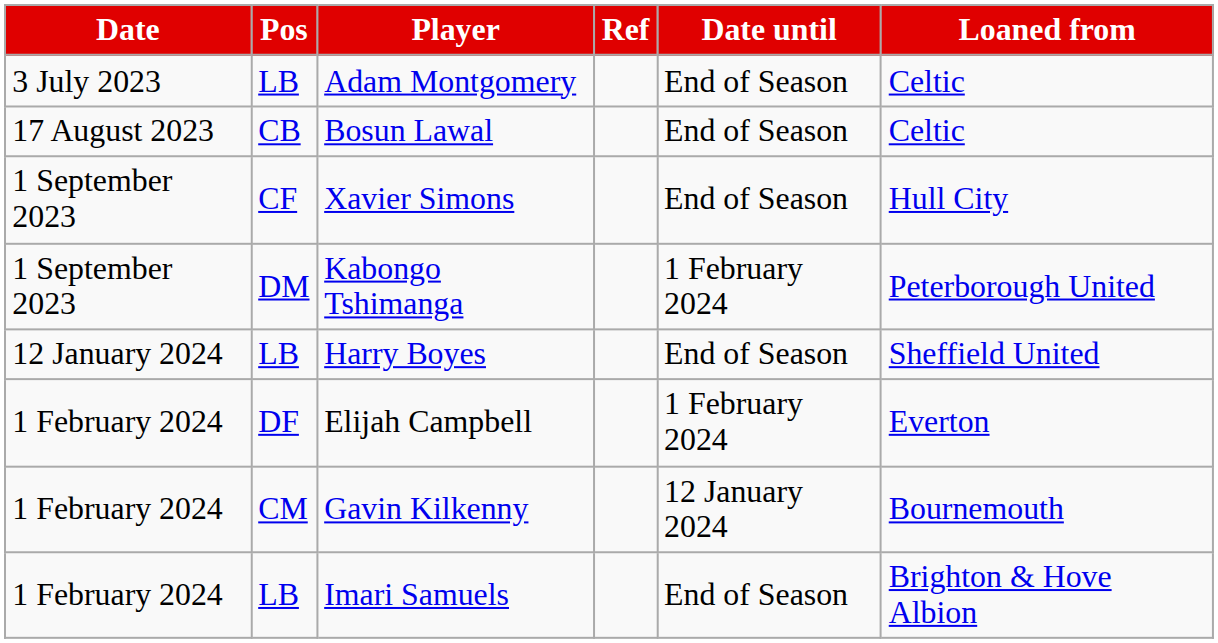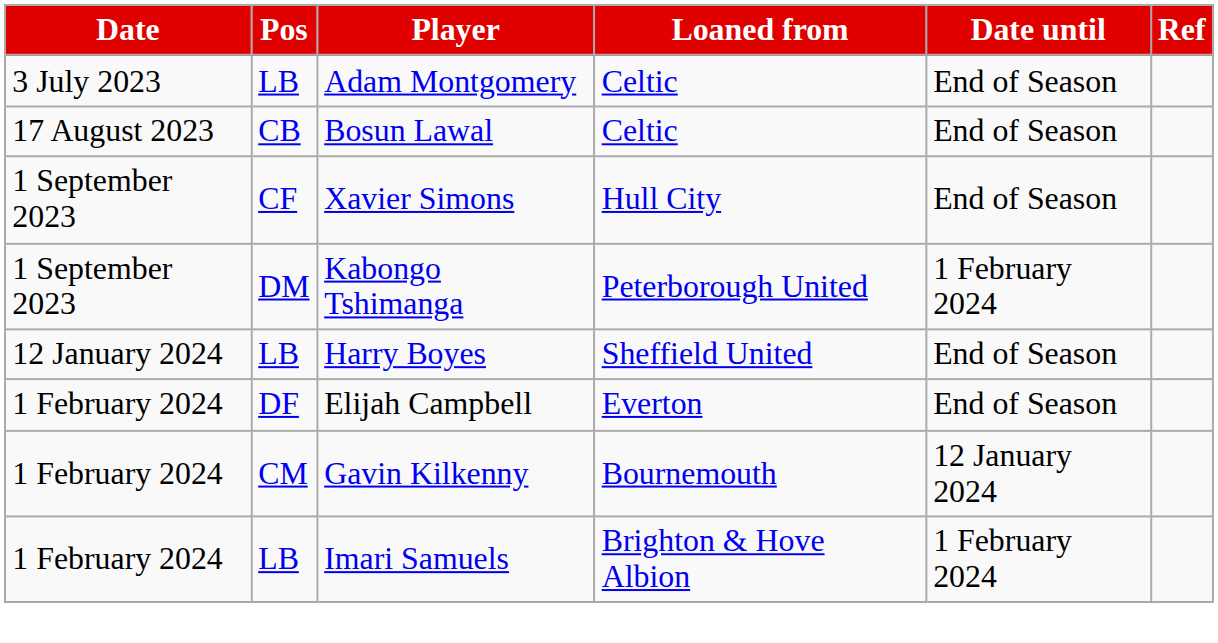columns swapped: (1047, 29) <-> (626, 29)
(734, 422) 1 February 2024 -> (1025, 404) End of Season
(756, 594) End of Season -> (1003, 559) 1 February 2024
